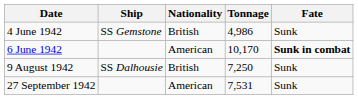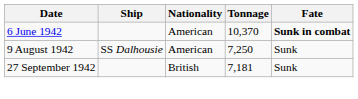- row: (34, 31)
(243, 49) 10,170 -> (243, 31) 10,370
(183, 67) British -> (190, 49) American
(190, 85) American -> (183, 67) British
(240, 85) 7,531 -> (240, 67) 7,181
